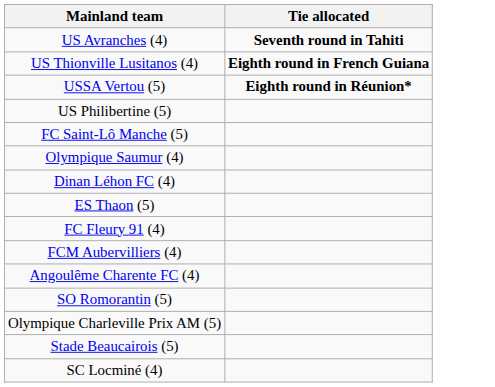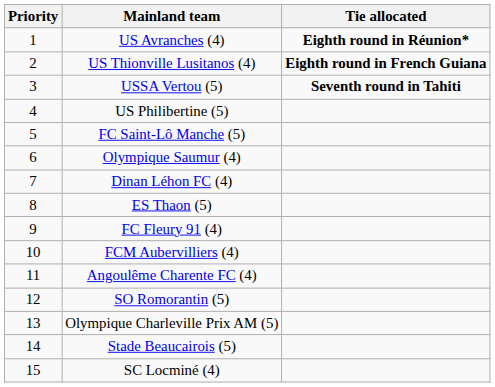+ column: (33, 16)
(329, 39) Seventh round in Tahiti -> (386, 39) Eighth round in Réunion*
(329, 87) Eighth round in Réunion* -> (386, 87) Seventh round in Tahiti
